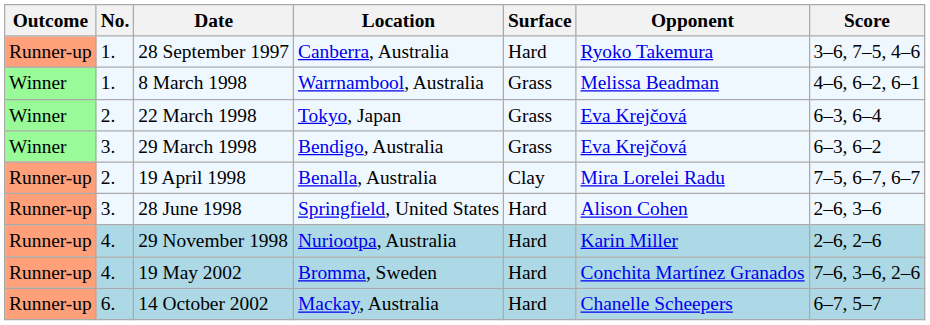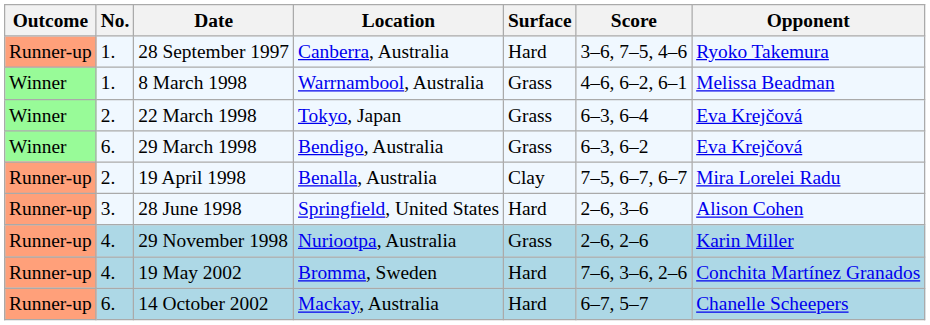columns swapped: (693, 19) <-> (867, 19)
(108, 145) 3. -> (108, 145) 6.
(527, 240) Hard -> (530, 240) Grass
